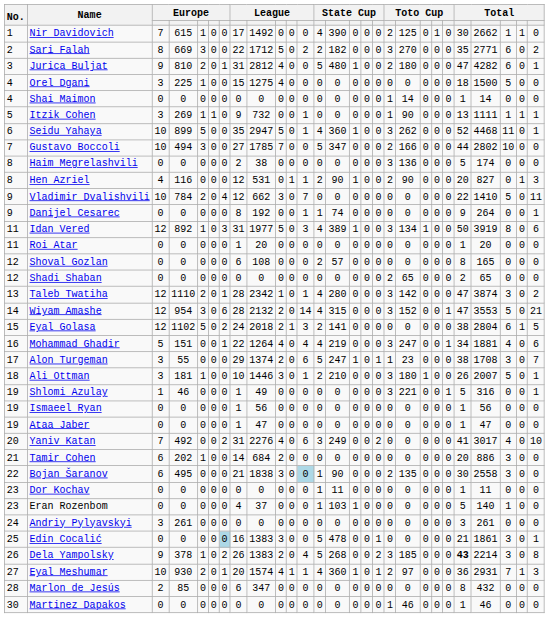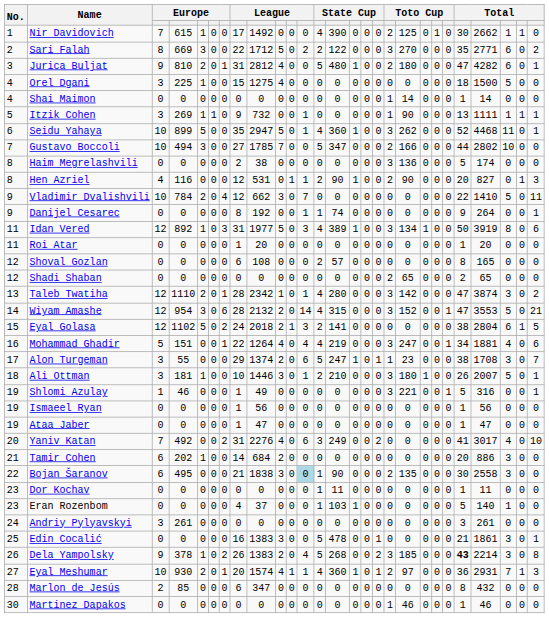(338, 50) 182 -> (338, 50) 122
(225, 539) lightblue background -> (225, 539) no background
